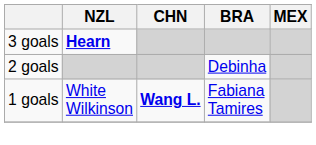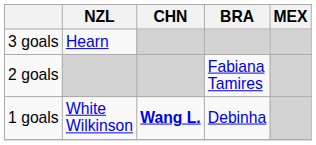(88, 41) bold -> (87, 41) normal
(237, 66) Debinha -> (236, 75) Fabiana Tamires
(236, 100) Fabiana Tamires -> (237, 117) Debinha
